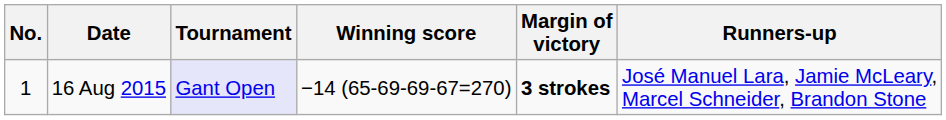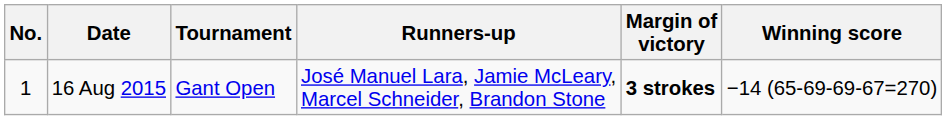columns swapped: (406, 32) <-> (780, 32)
(225, 87) lavender background -> (225, 87) no background
